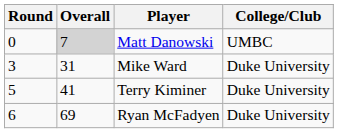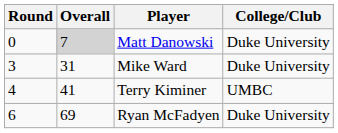(250, 41) UMBC -> (278, 41) Duke University
(12, 90) 5 -> (12, 90) 4
(278, 90) Duke University -> (250, 90) UMBC
